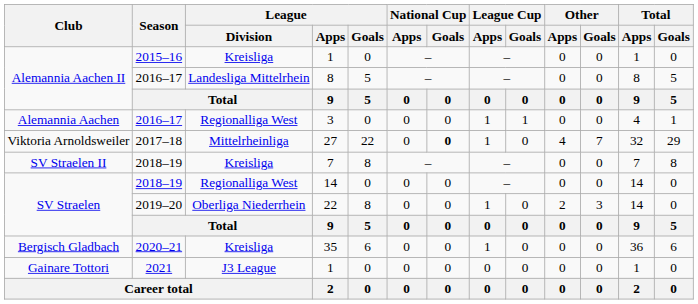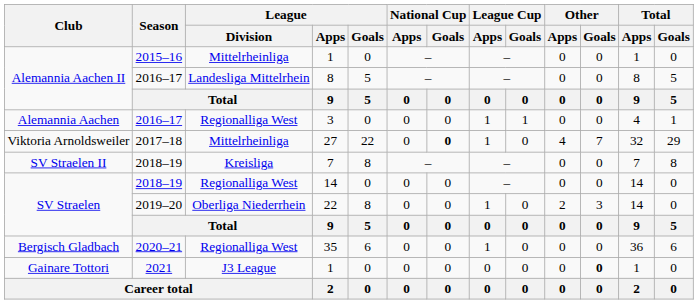(249, 57) Kreisliga -> (249, 57) Mittelrheinliga
(249, 246) Kreisliga -> (249, 246) Regionalliga West
(599, 267) normal -> (599, 267) bold
